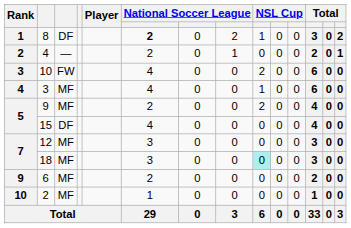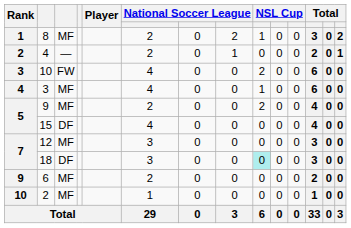(66, 36) DF -> (66, 36) MF
(150, 36) bold -> (150, 36) normal
(66, 160) MF -> (66, 160) DF
